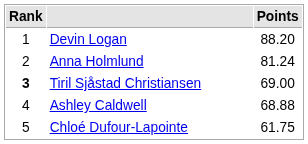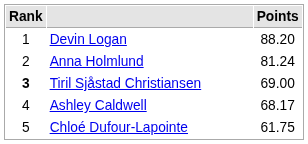(278, 106) 68.88 -> (278, 106) 68.17
